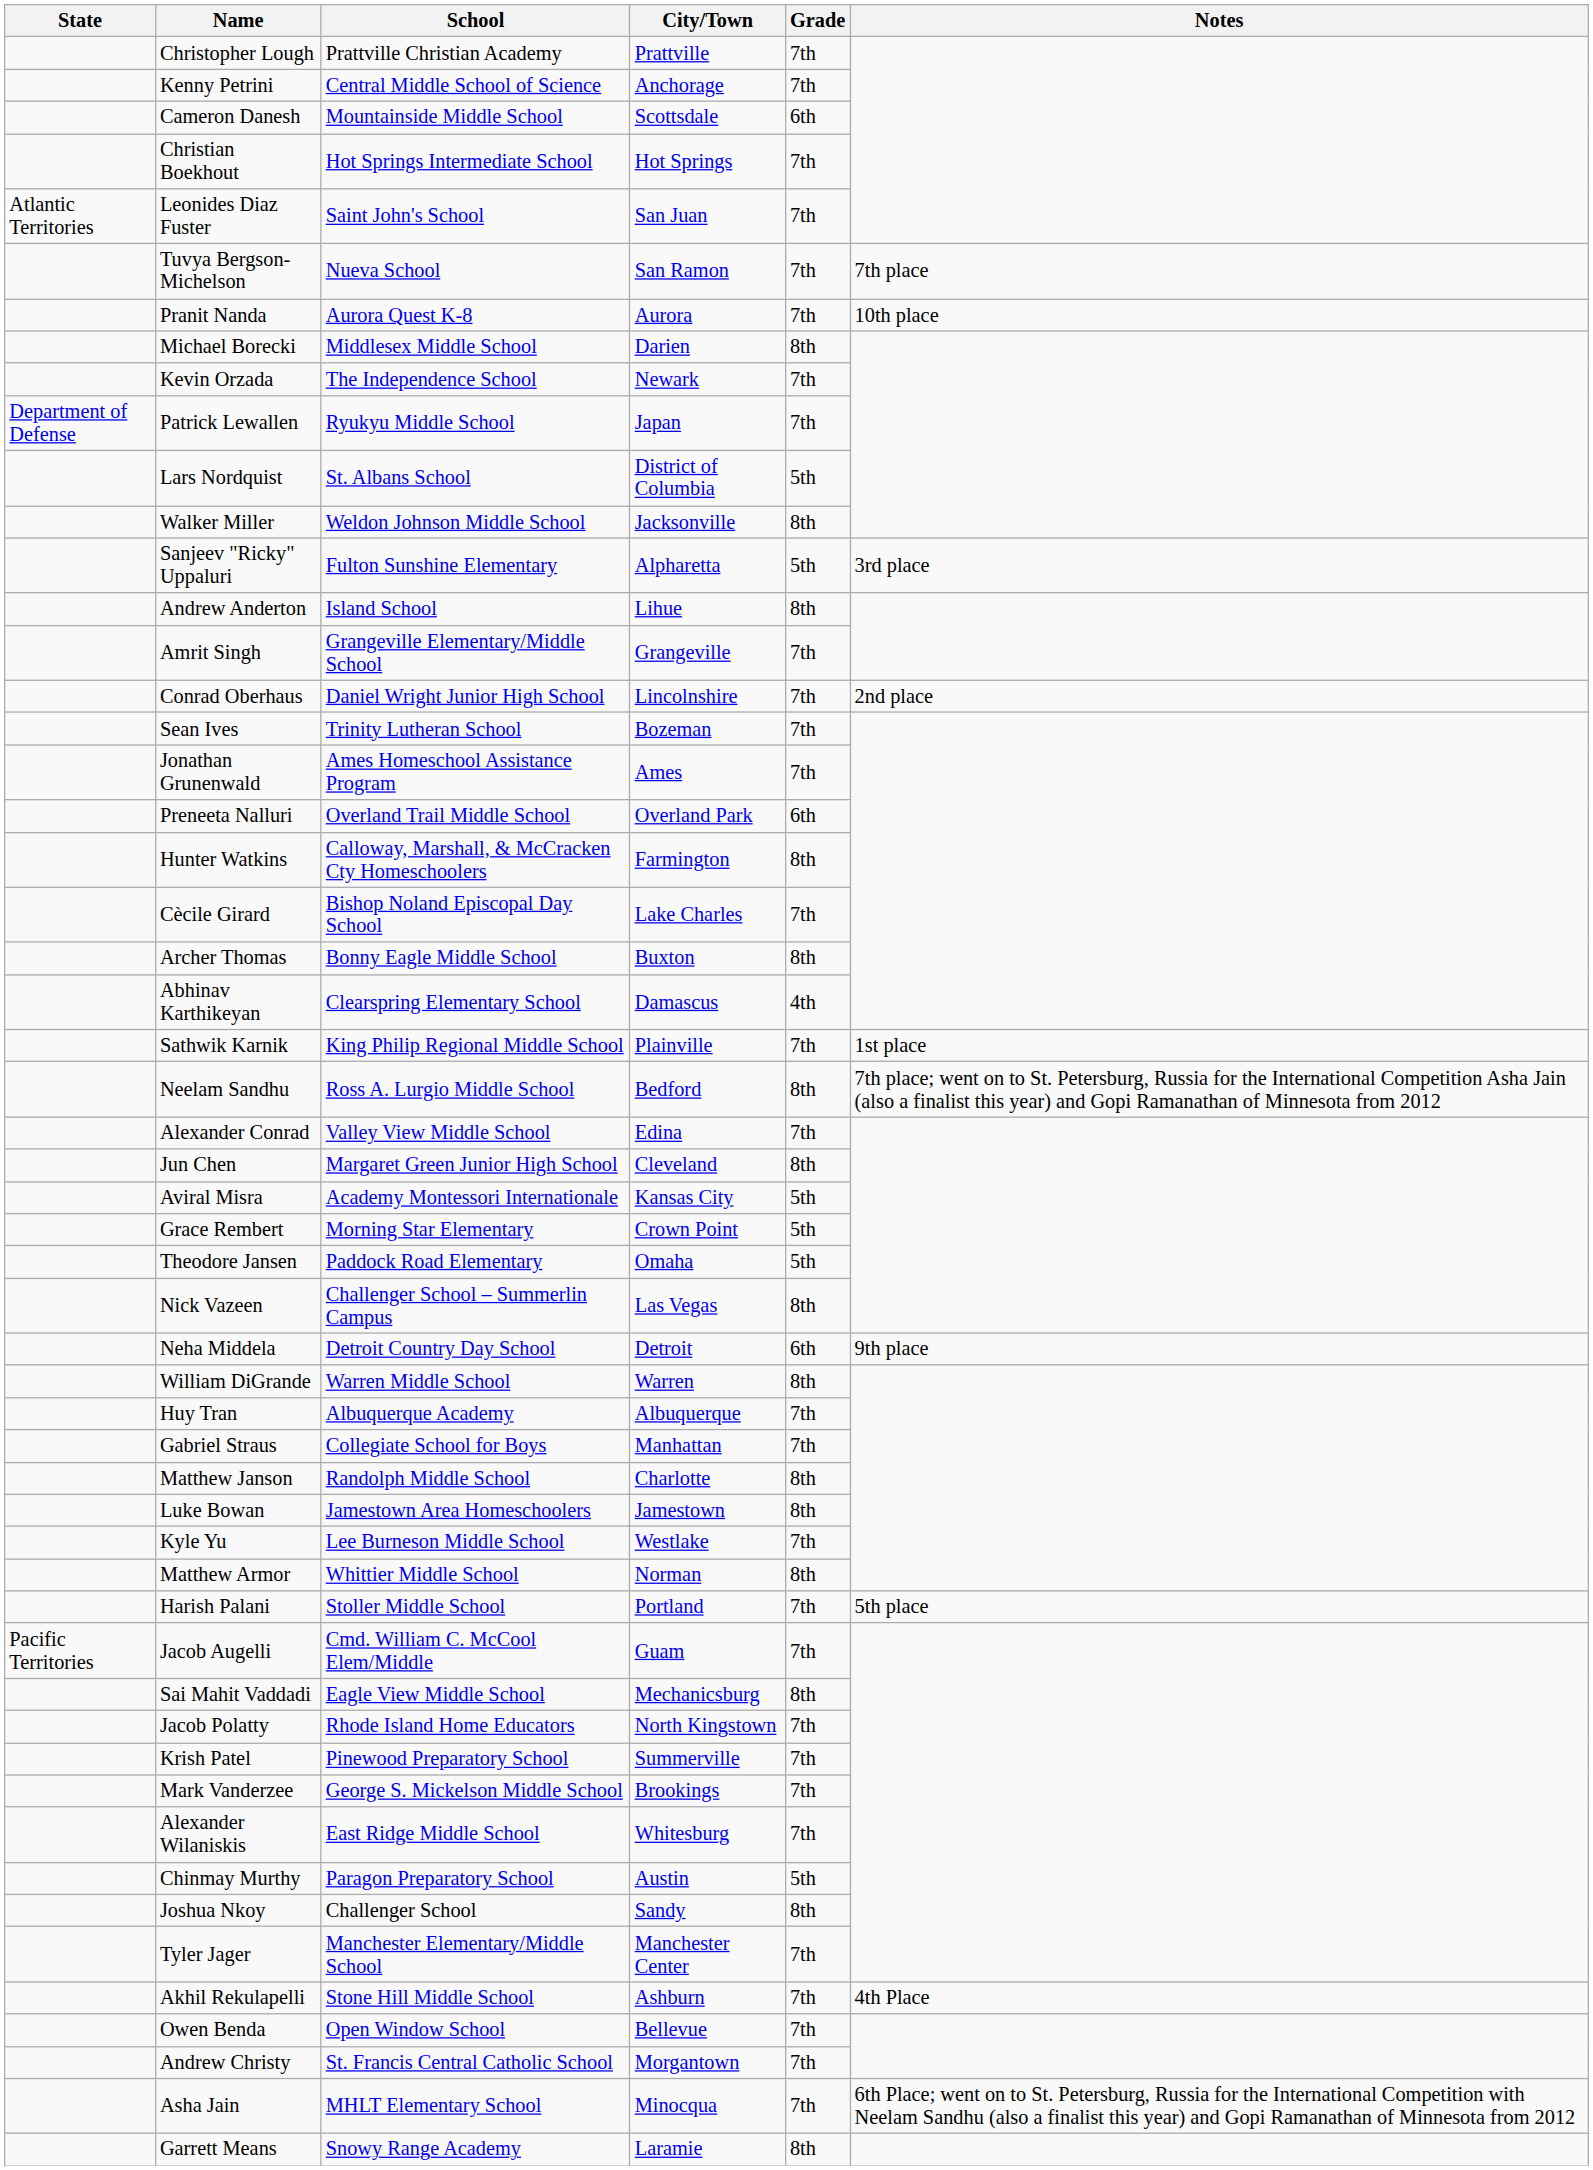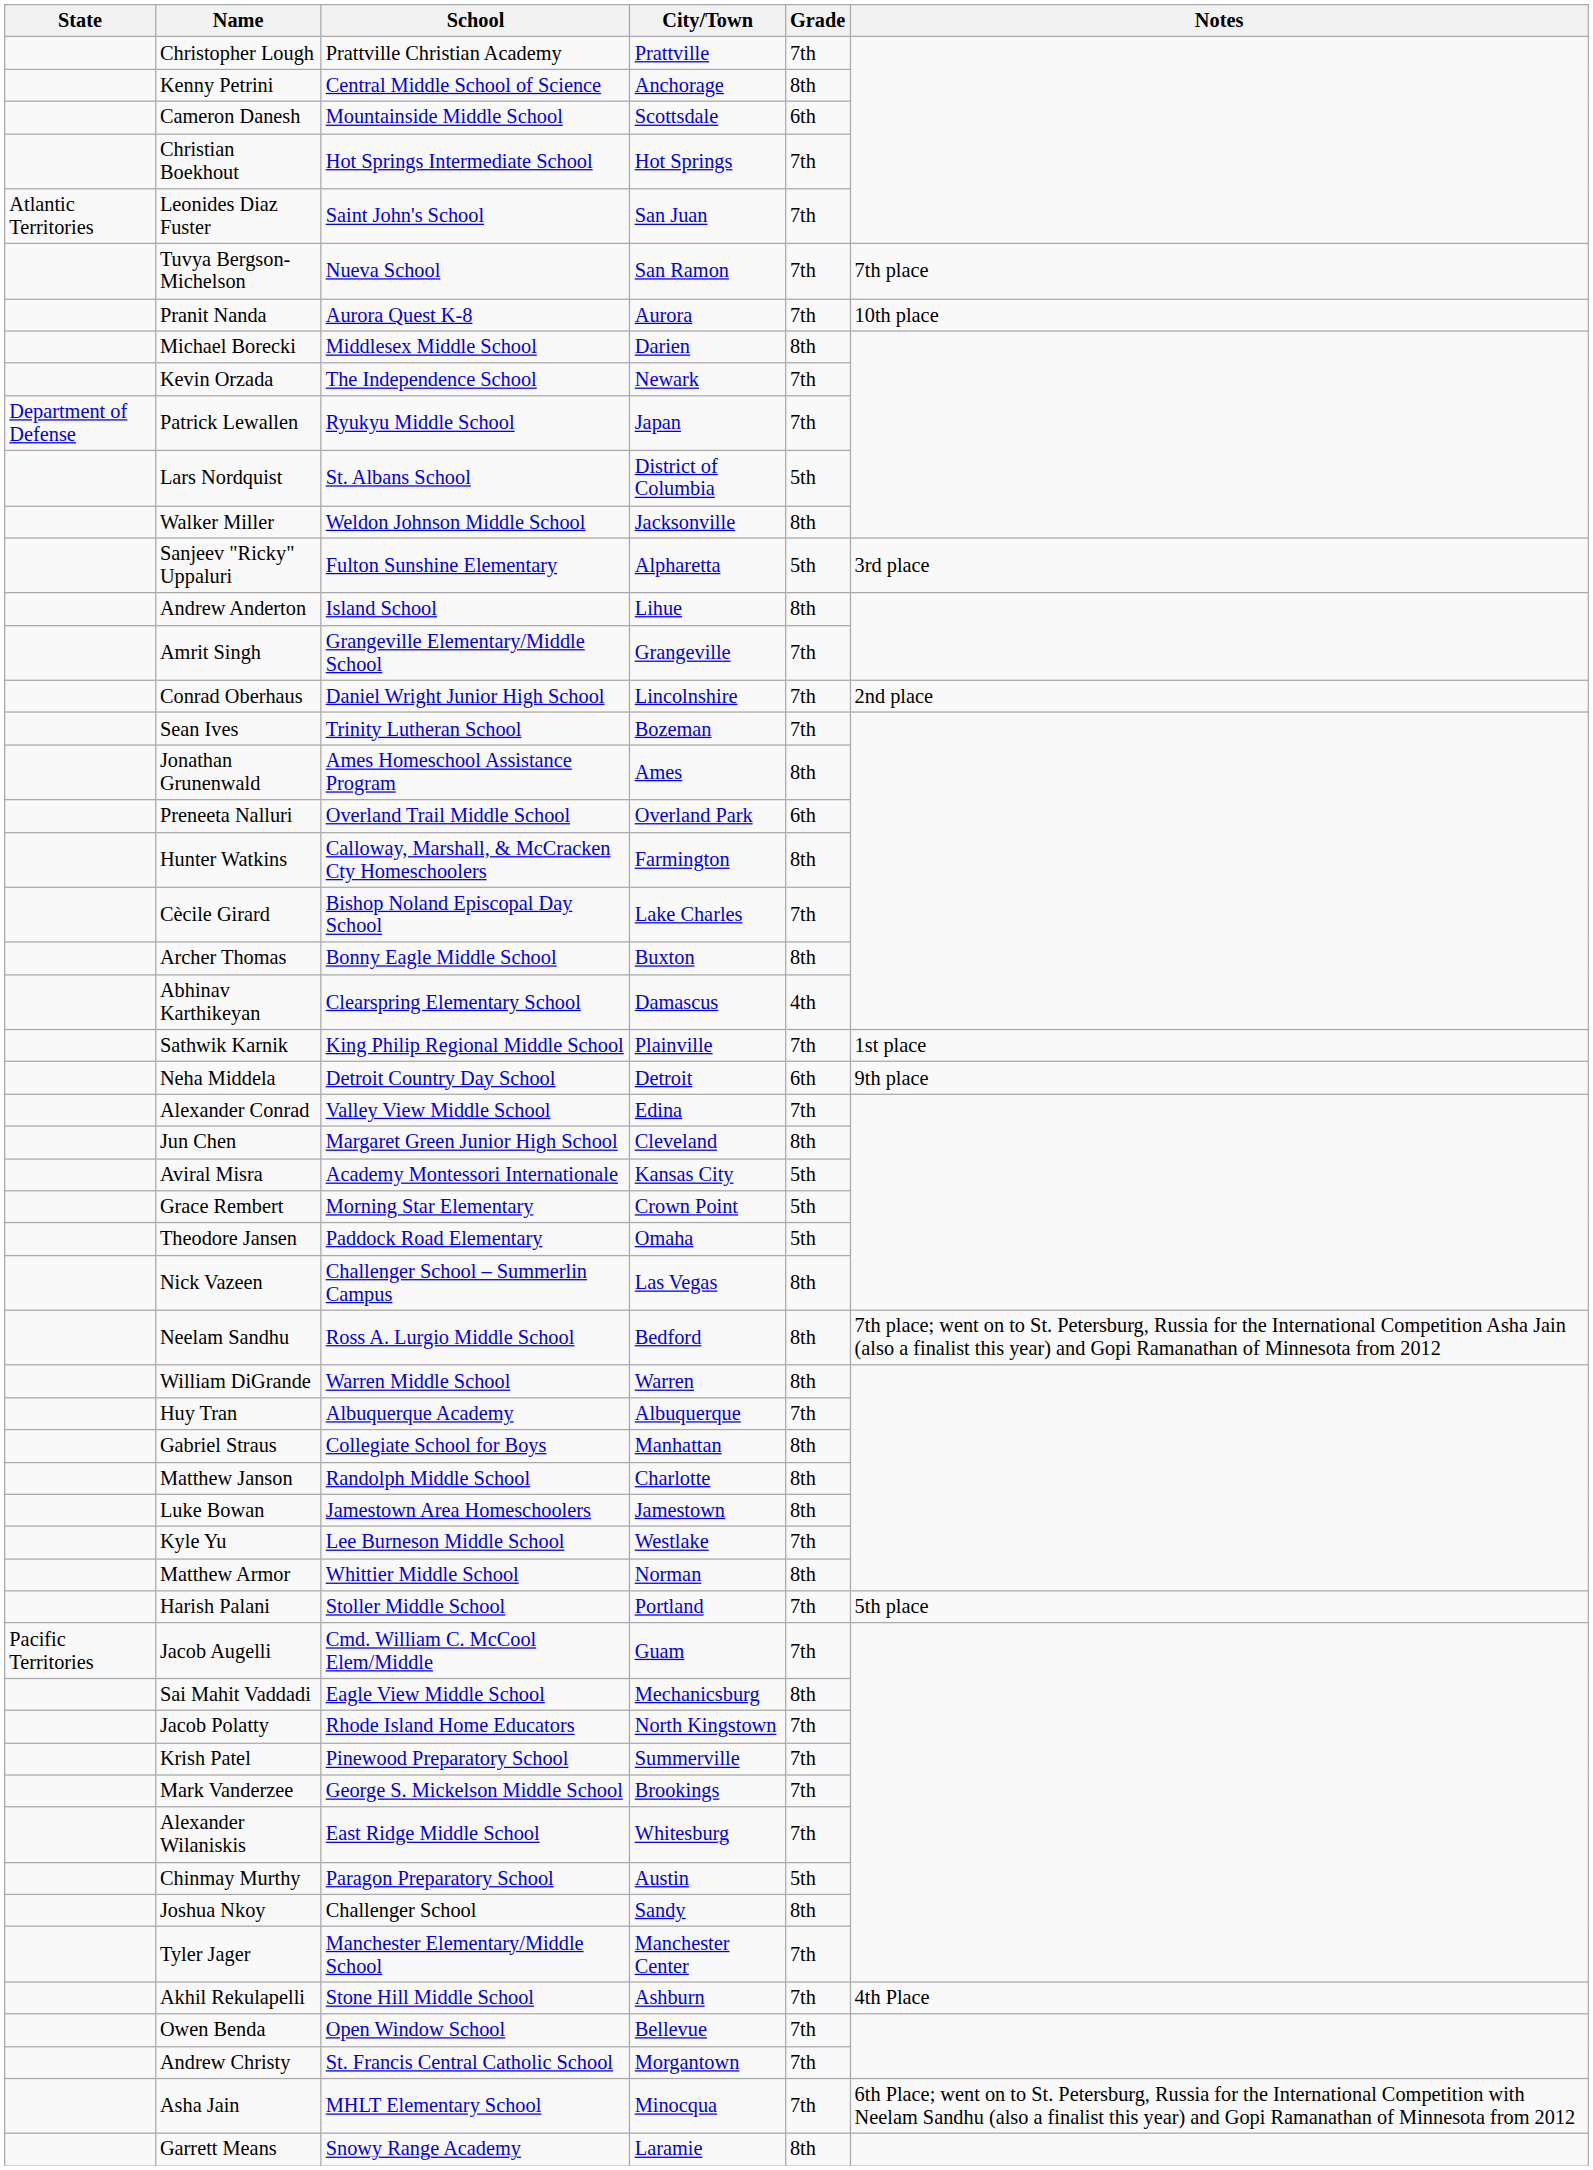(803, 85) 7th -> (803, 85) 8th
(803, 772) 7th -> (803, 772) 8th
rows swapped: (218, 1349) <-> (225, 1089)
(803, 1445) 7th -> (803, 1445) 8th
